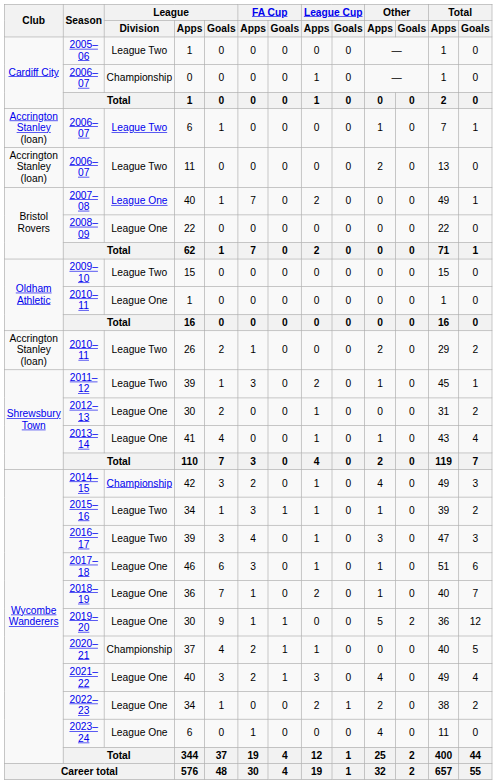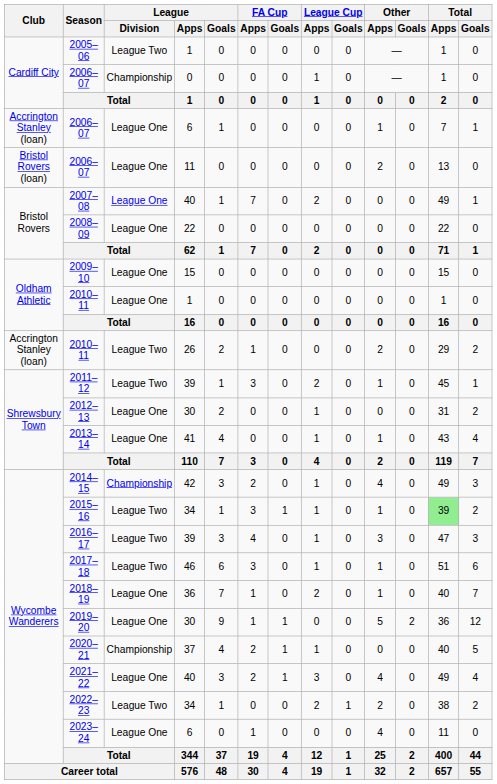(139, 128) League Two -> (139, 128) League One
(34, 167) Accrington Stanley (loan) -> (34, 167) Bristol Rovers (loan)
(139, 167) League Two -> (139, 167) League One
(139, 272) League Two -> (139, 272) League One
(444, 511) no background -> (444, 511) lightgreen background
(139, 566) League One -> (139, 566) League Two
(139, 705) League One -> (139, 705) League Two
